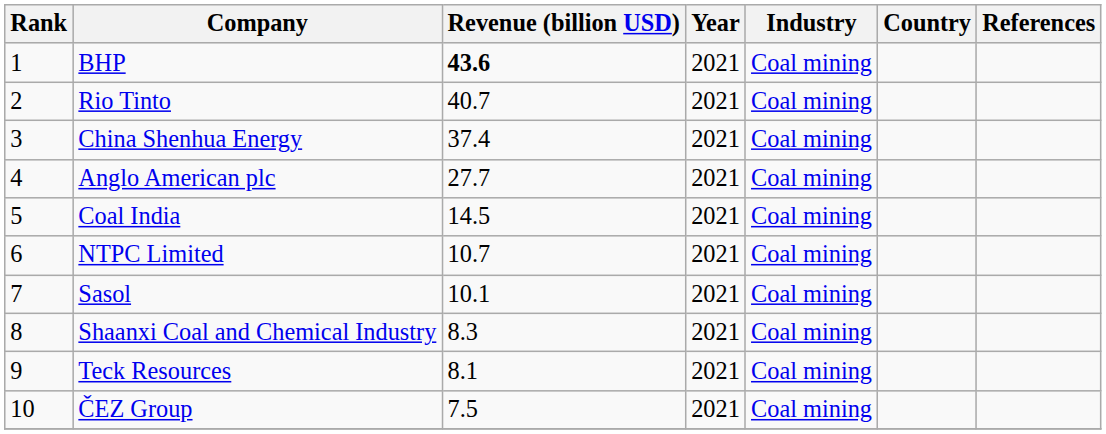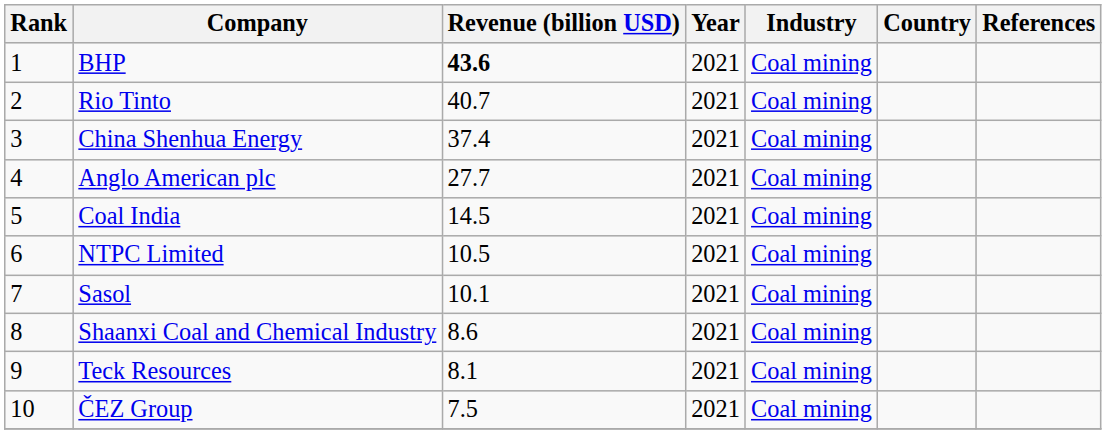(469, 255) 10.7 -> (469, 255) 10.5
(463, 332) 8.3 -> (463, 332) 8.6
